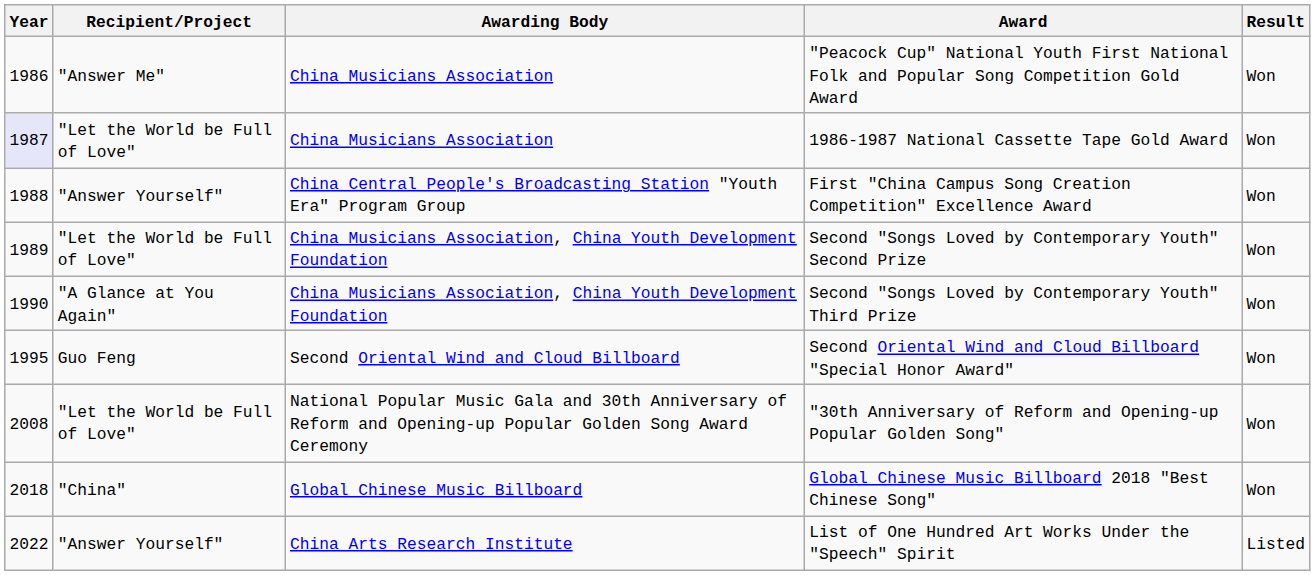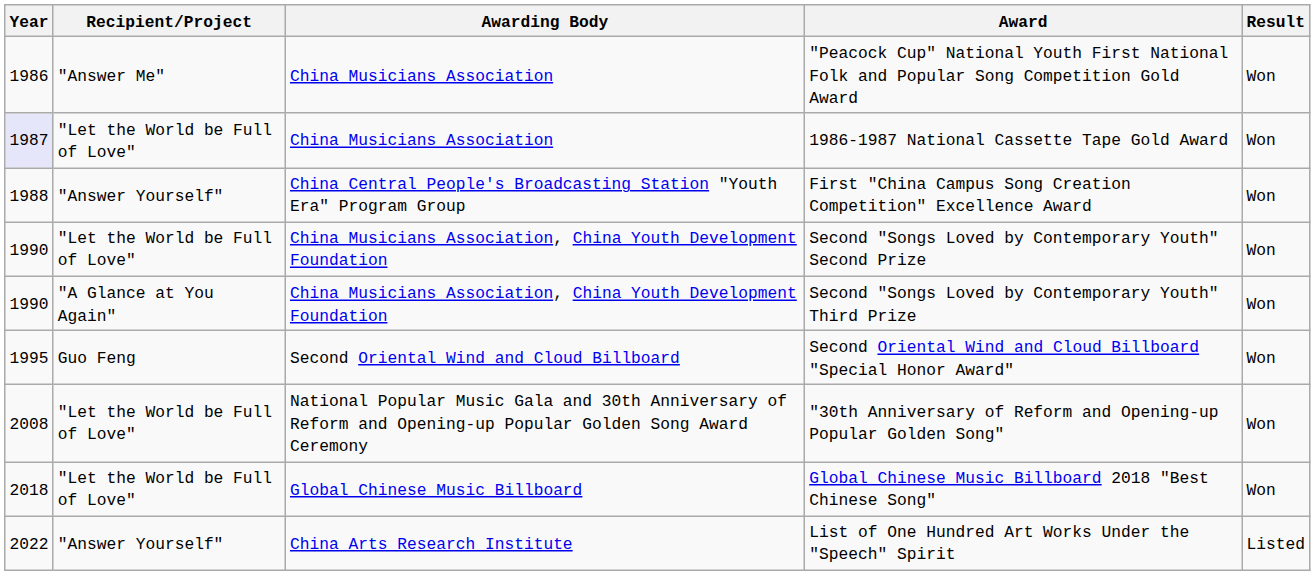(29, 250) 1989 -> (29, 250) 1990
(92, 489) "China" -> (165, 489) "Let the World be Full of Love"
